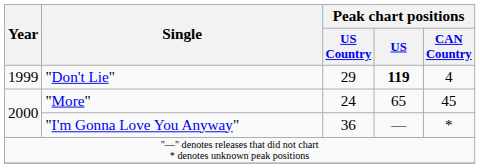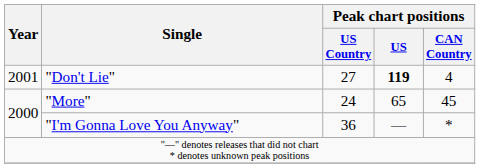(23, 77) 1999 -> (23, 77) 2001
(348, 77) 29 -> (348, 77) 27
